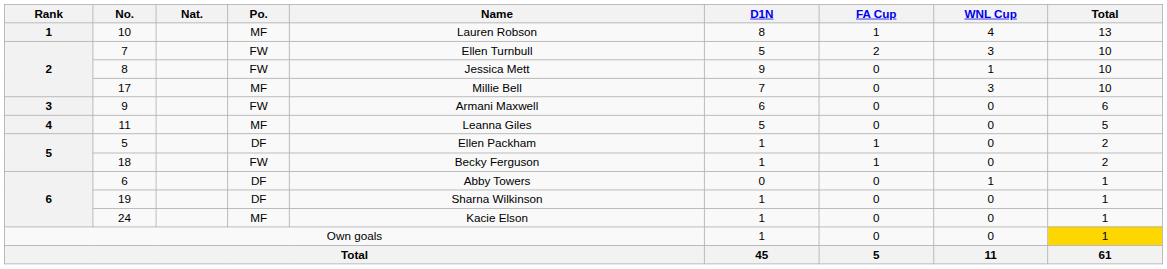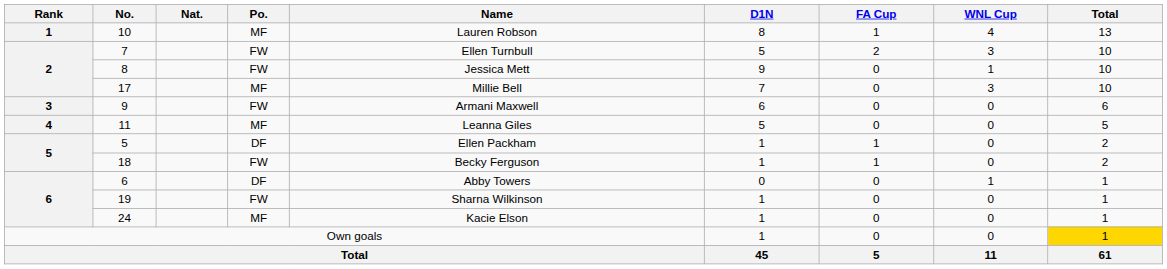(259, 199) DF -> (259, 199) FW
